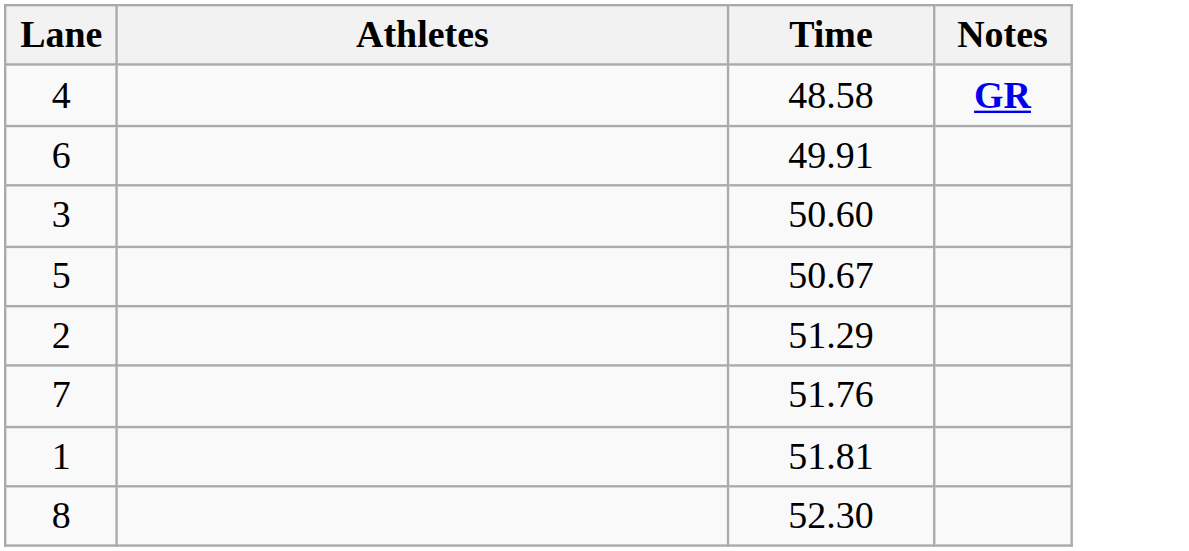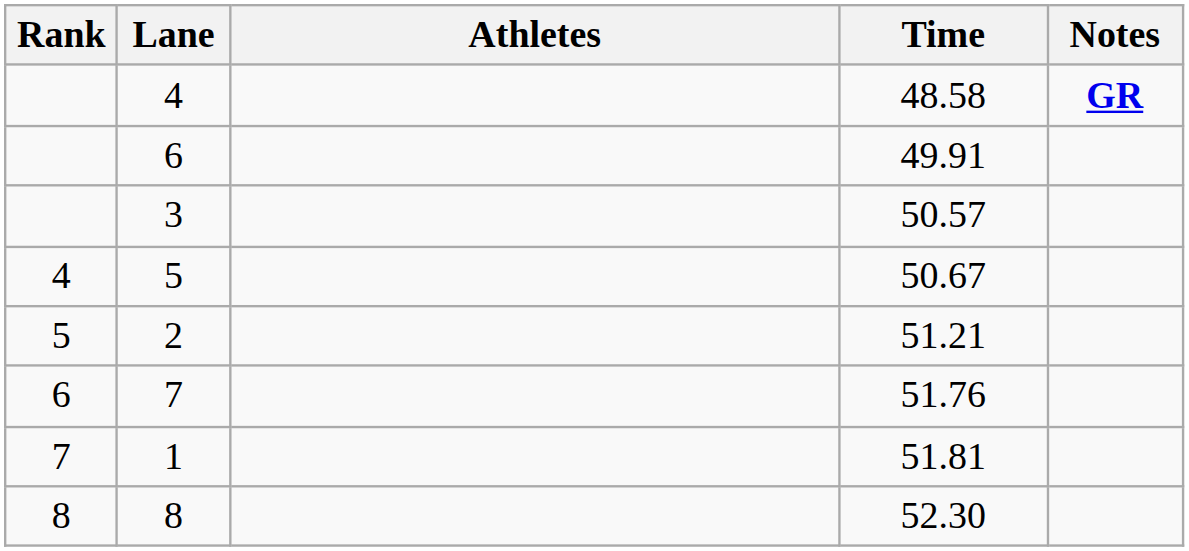+ column: (61, 34)
(831, 214) 50.60 -> (943, 214) 50.57
(831, 335) 51.29 -> (943, 335) 51.21
